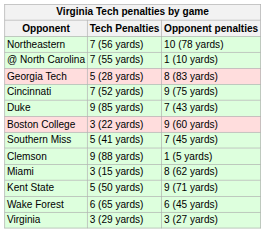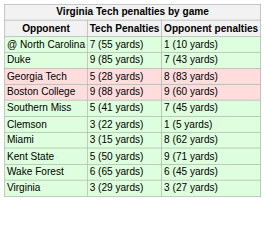- row: (36, 44)
rows swapped: (19, 108) <-> (37, 76)
- row: (29, 92)
(117, 124) 3 (22 yards) -> (117, 92) 9 (88 yards)
(117, 156) 9 (88 yards) -> (117, 124) 3 (22 yards)
